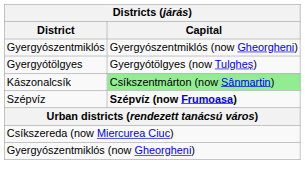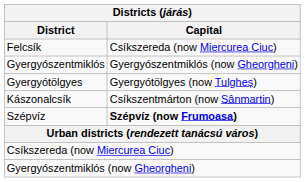+ row: (24, 47)
(192, 82) lightgreen background -> (192, 99) no background
